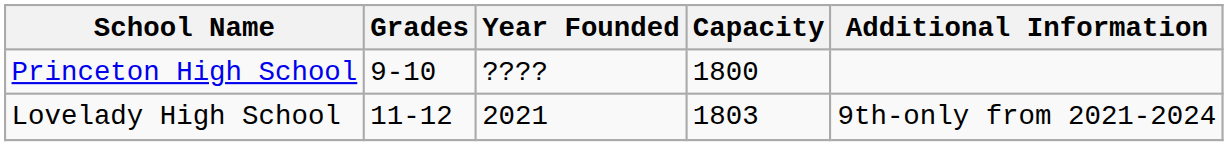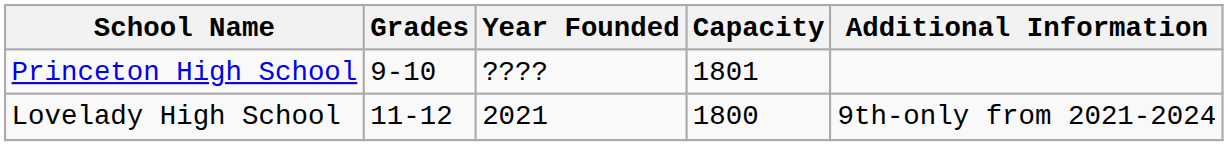(726, 72) 1800 -> (726, 72) 1801
(726, 117) 1803 -> (726, 117) 1800
